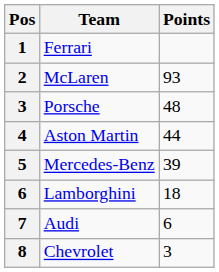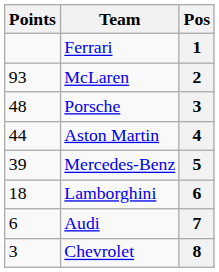columns swapped: (22, 18) <-> (187, 18)
